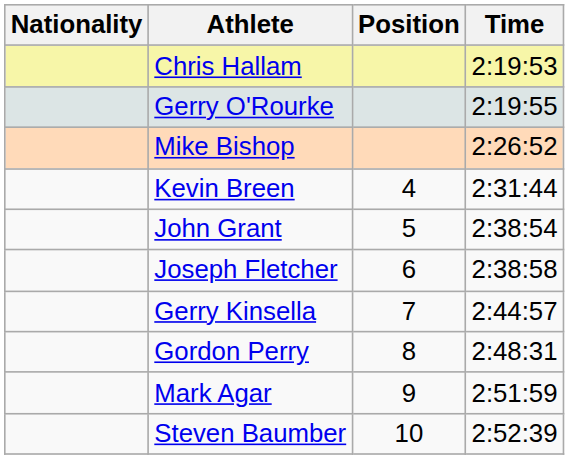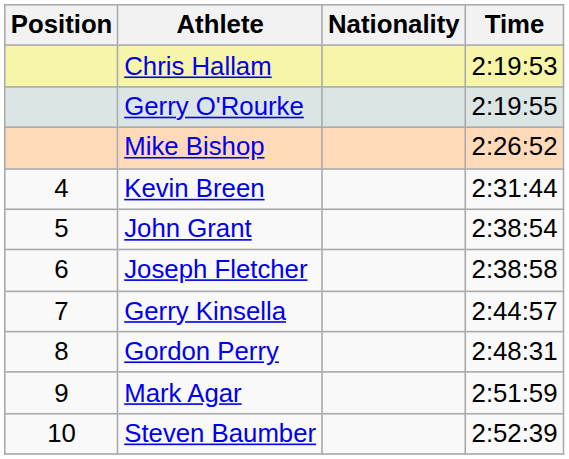columns swapped: (409, 24) <-> (77, 24)
